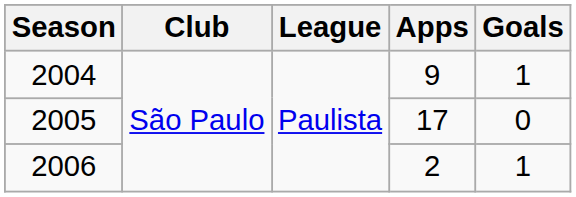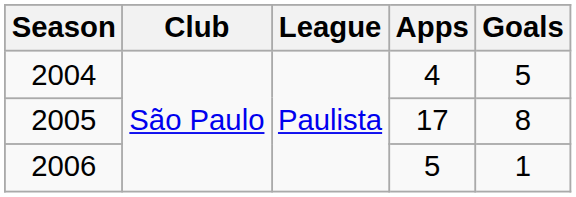(432, 74) 9 -> (432, 74) 4
(523, 74) 1 -> (523, 74) 5
(523, 120) 0 -> (523, 120) 8
(432, 167) 2 -> (432, 167) 5
